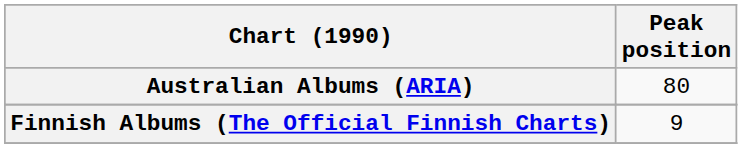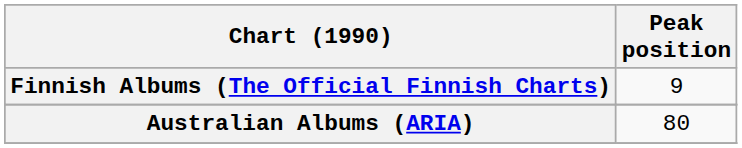rows swapped: (311, 87) <-> (311, 124)
